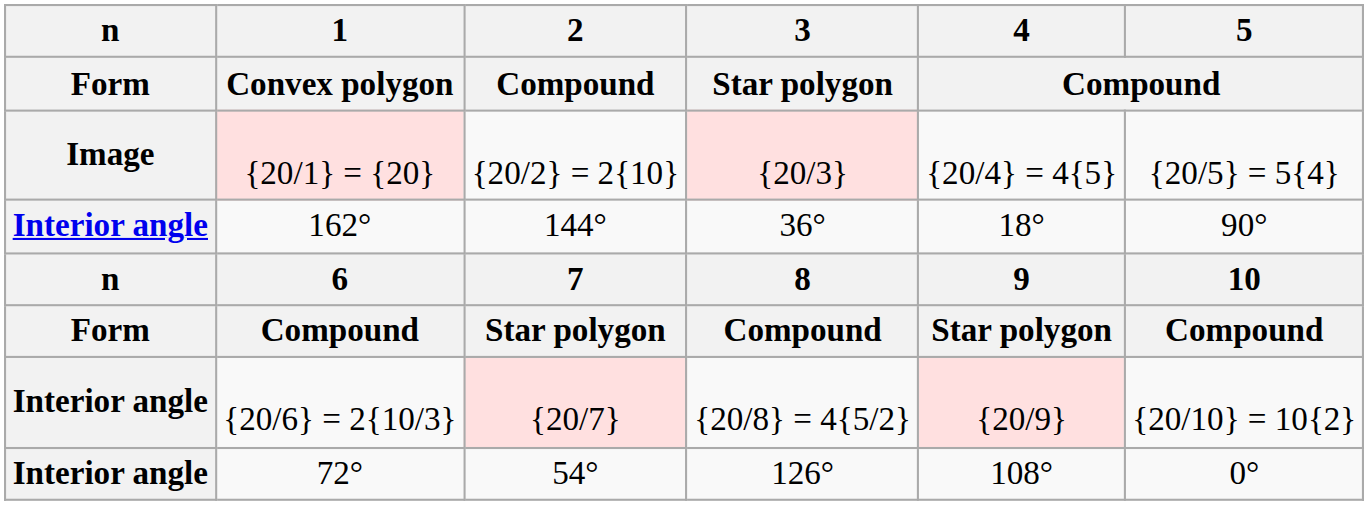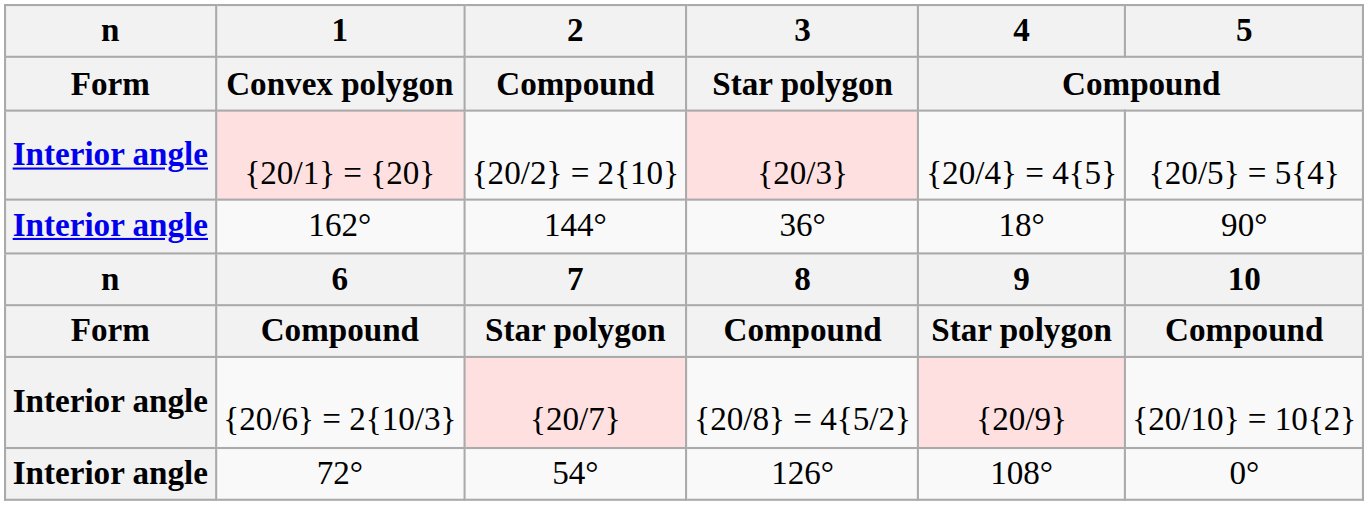(110, 154) Image -> (110, 154) Interior angle
